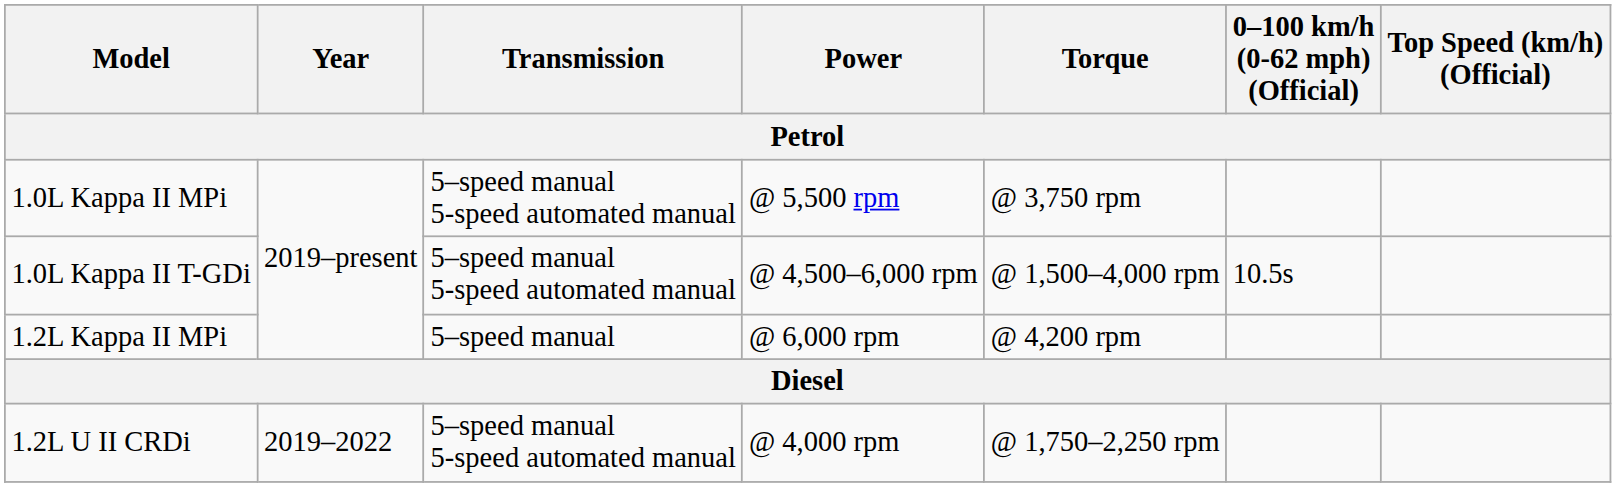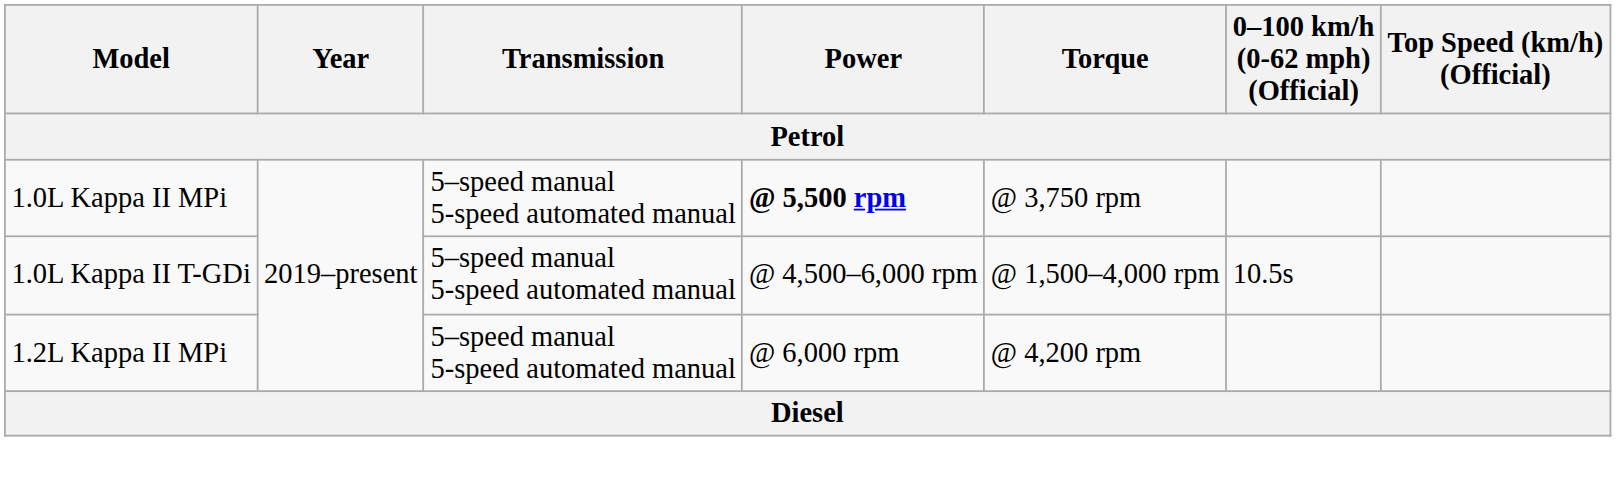(824, 197) normal -> (827, 197) bold
(523, 335) 5–speed manual -> (583, 351) 5–speed manual 5-speed automated manual
- row: (101, 442)
